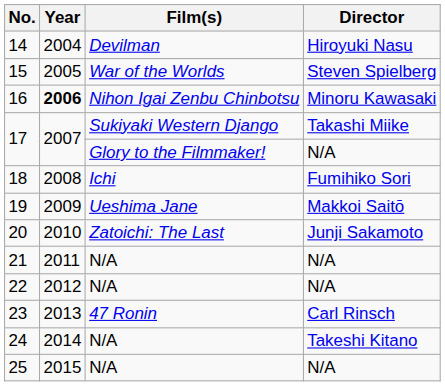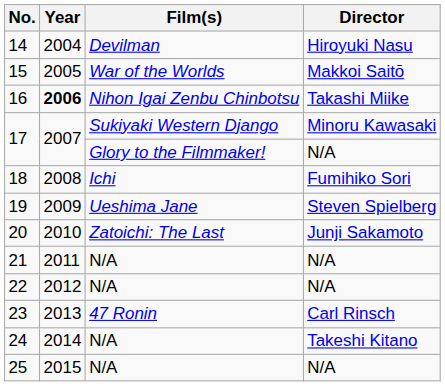(372, 71) Steven Spielberg -> (356, 71) Makkoi Saitō
(372, 98) Minoru Kawasaki -> (358, 98) Takashi Miike
(358, 125) Takashi Miike -> (372, 125) Minoru Kawasaki
(356, 206) Makkoi Saitō -> (372, 206) Steven Spielberg
